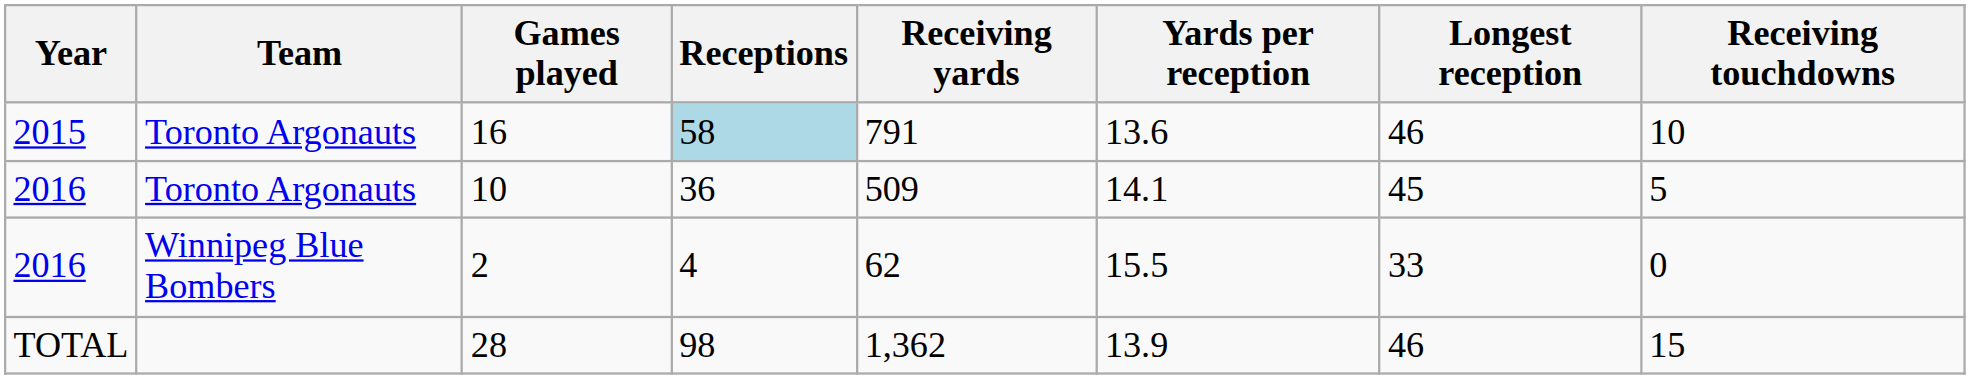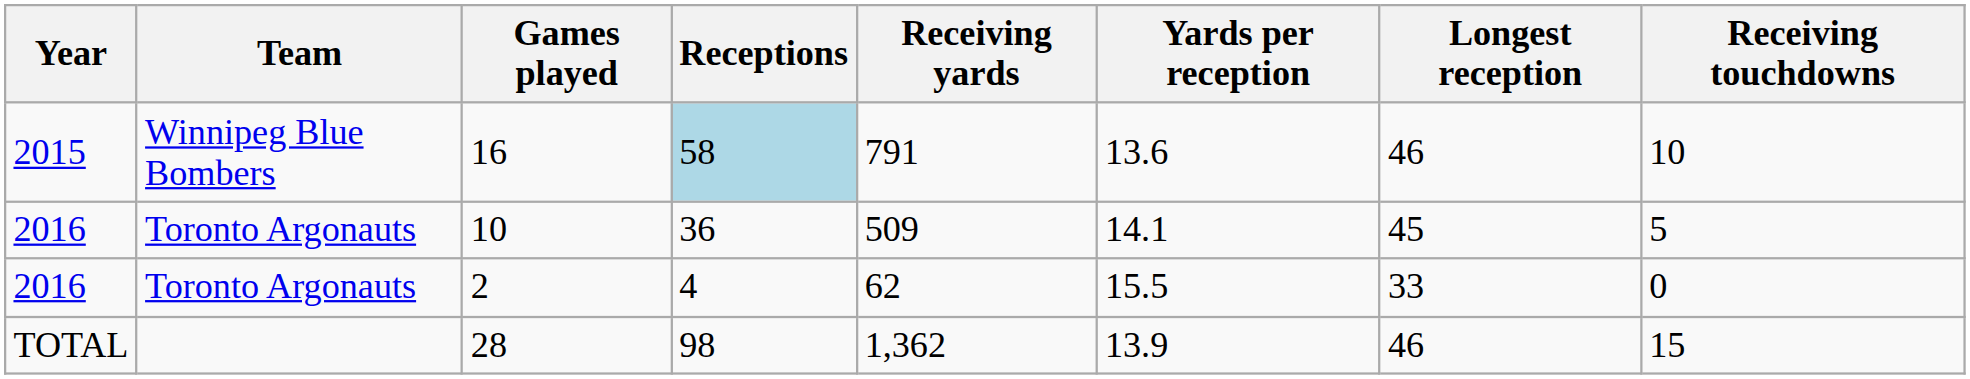(281, 131) Toronto Argonauts -> (254, 151) Winnipeg Blue Bombers
(254, 266) Winnipeg Blue Bombers -> (281, 286) Toronto Argonauts
